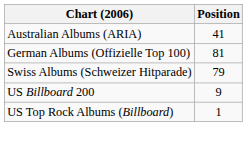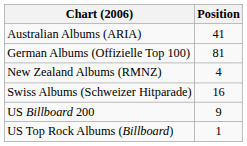+ row: (84, 72)
(219, 72) 79 -> (219, 92) 16
